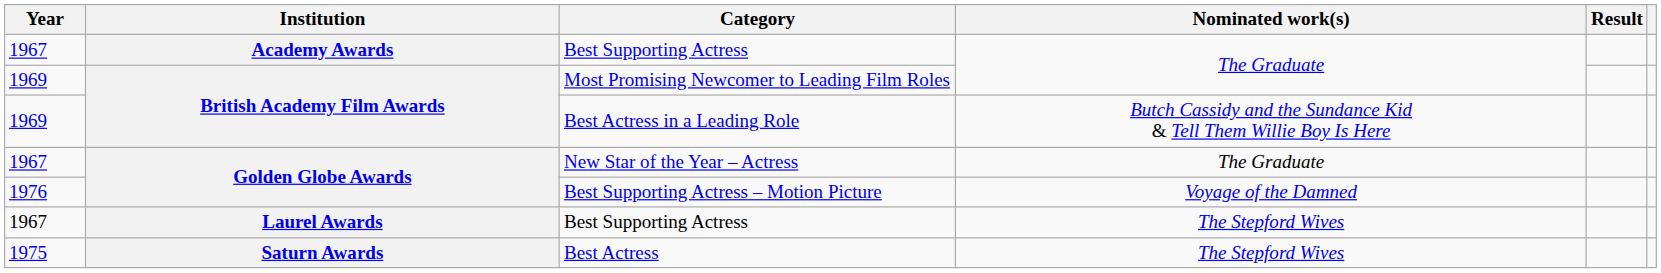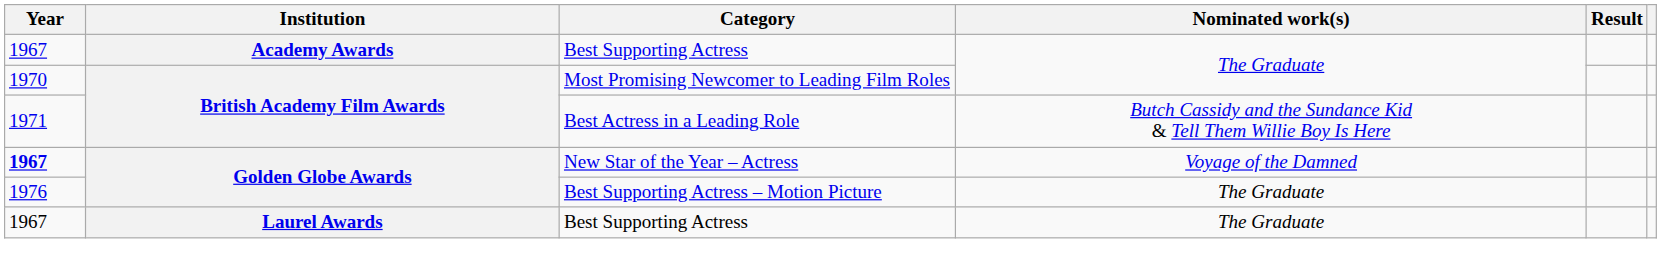(28, 79) 1969 -> (28, 79) 1970
(28, 120) 1969 -> (28, 120) 1971
(28, 161) normal -> (28, 161) bold
(1271, 161) The Graduate -> (1271, 161) Voyage of the Damned
(1271, 191) Voyage of the Damned -> (1271, 191) The Graduate
(1271, 222) The Stepford Wives -> (1271, 222) The Graduate
- row: (322, 252)
